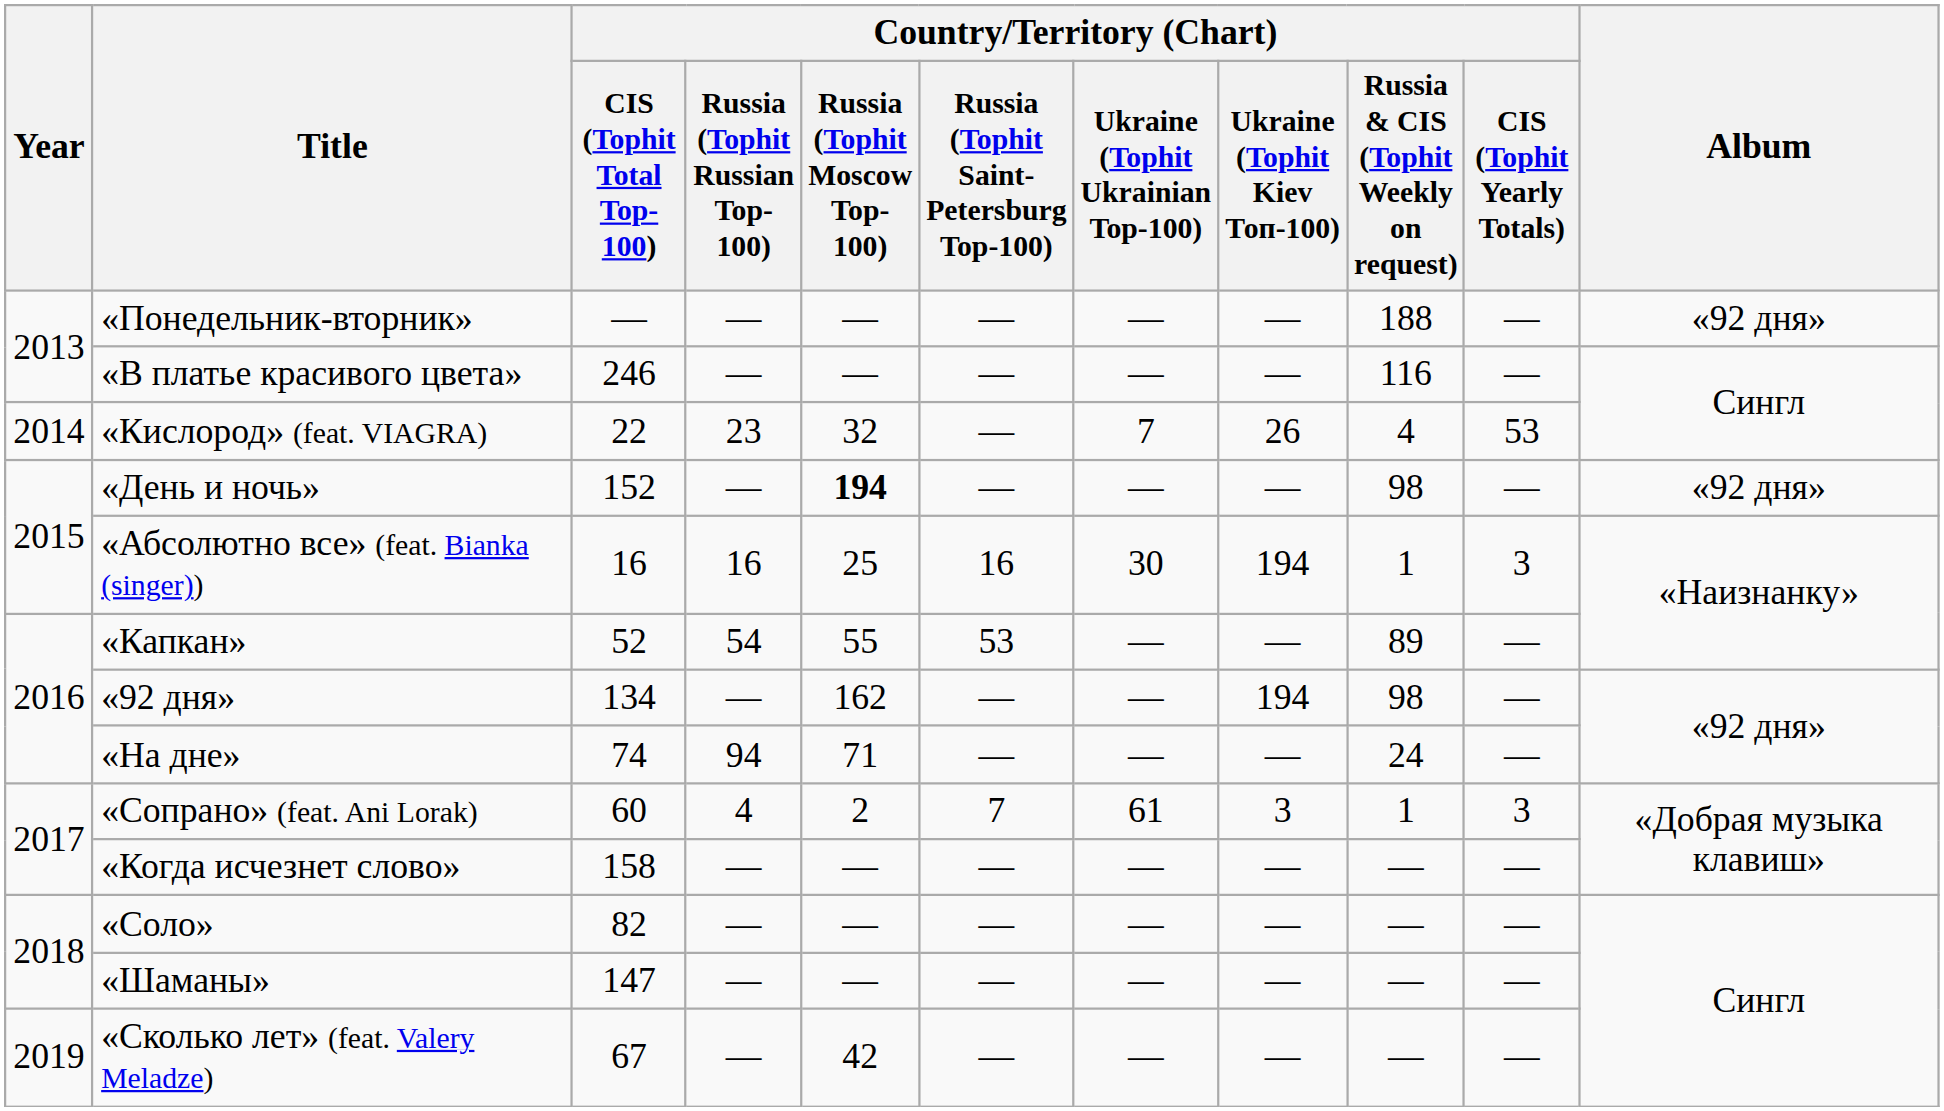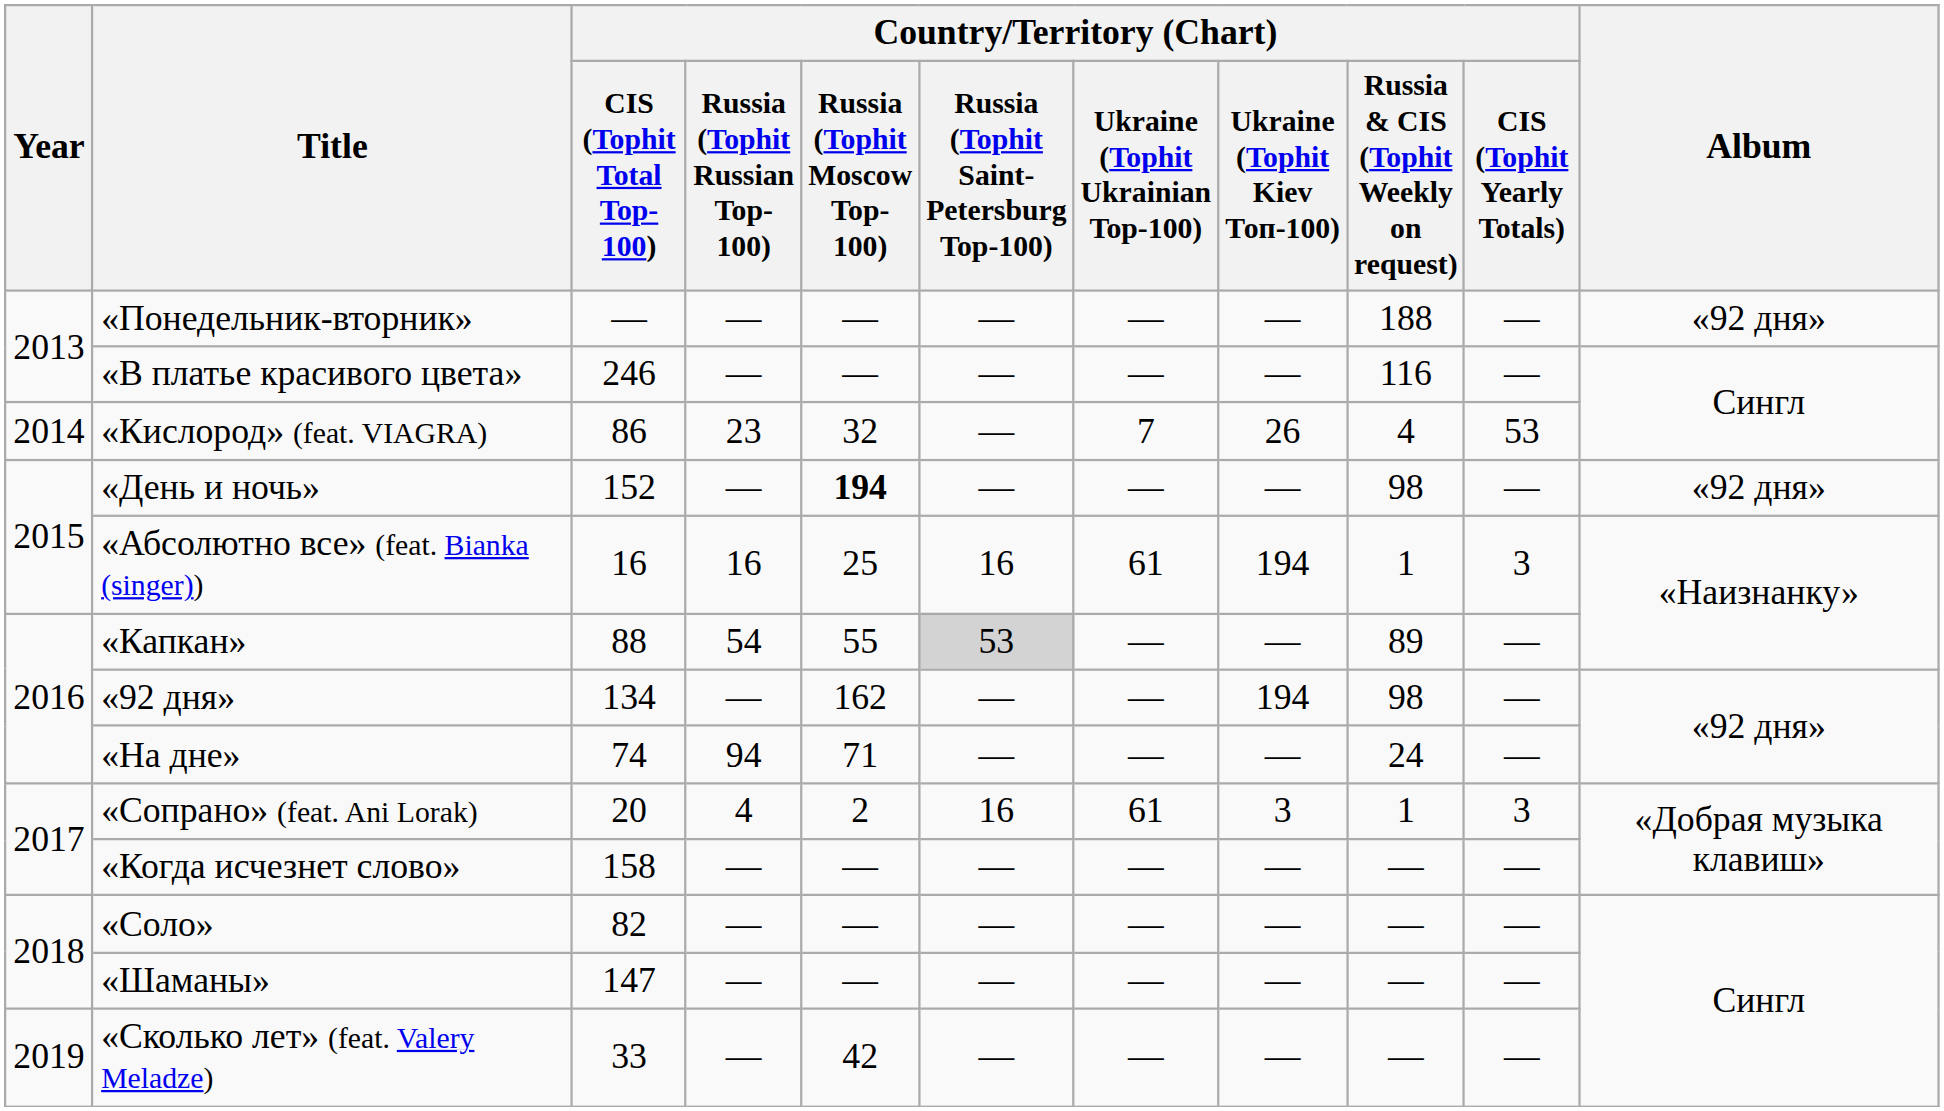(629, 430) 22 -> (629, 430) 86
(1146, 563) 30 -> (1146, 563) 61
(629, 640) 52 -> (629, 640) 88
(996, 640) no background -> (996, 640) lightgrey background
(629, 810) 60 -> (629, 810) 20
(996, 810) 7 -> (996, 810) 16
(629, 1056) 67 -> (629, 1056) 33
